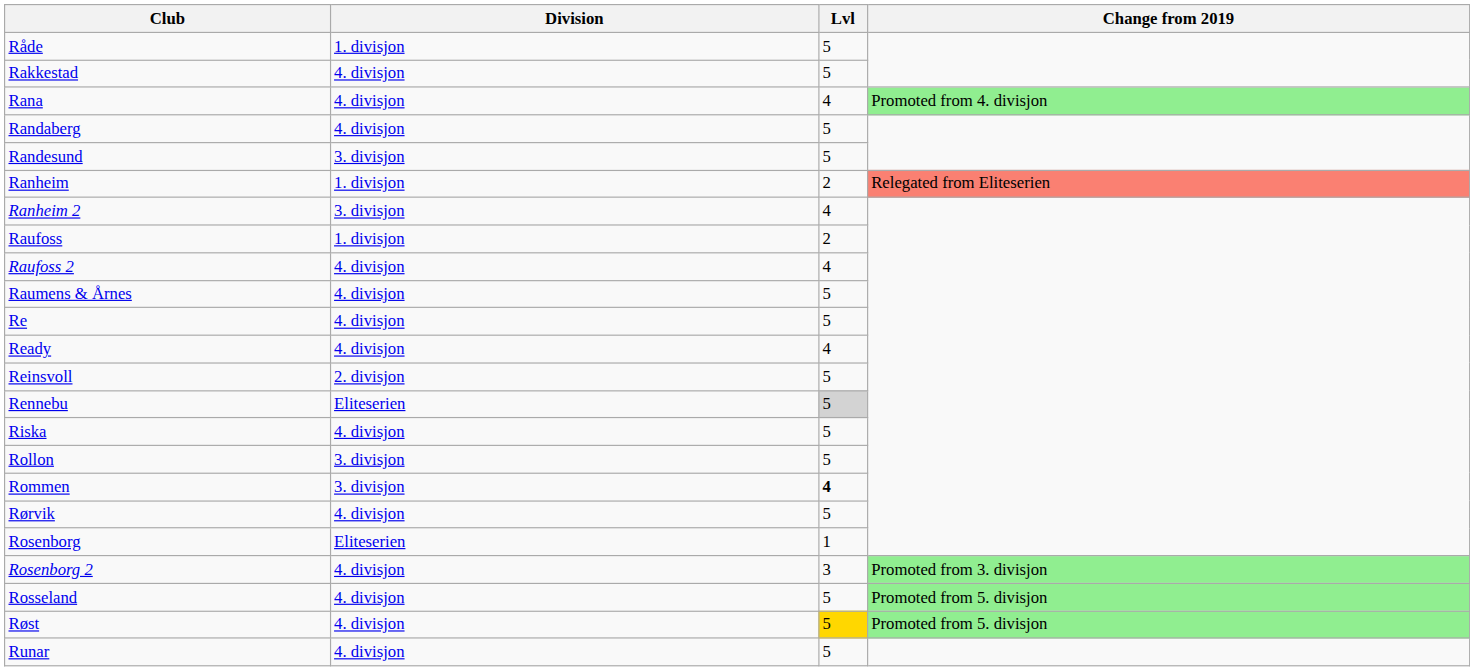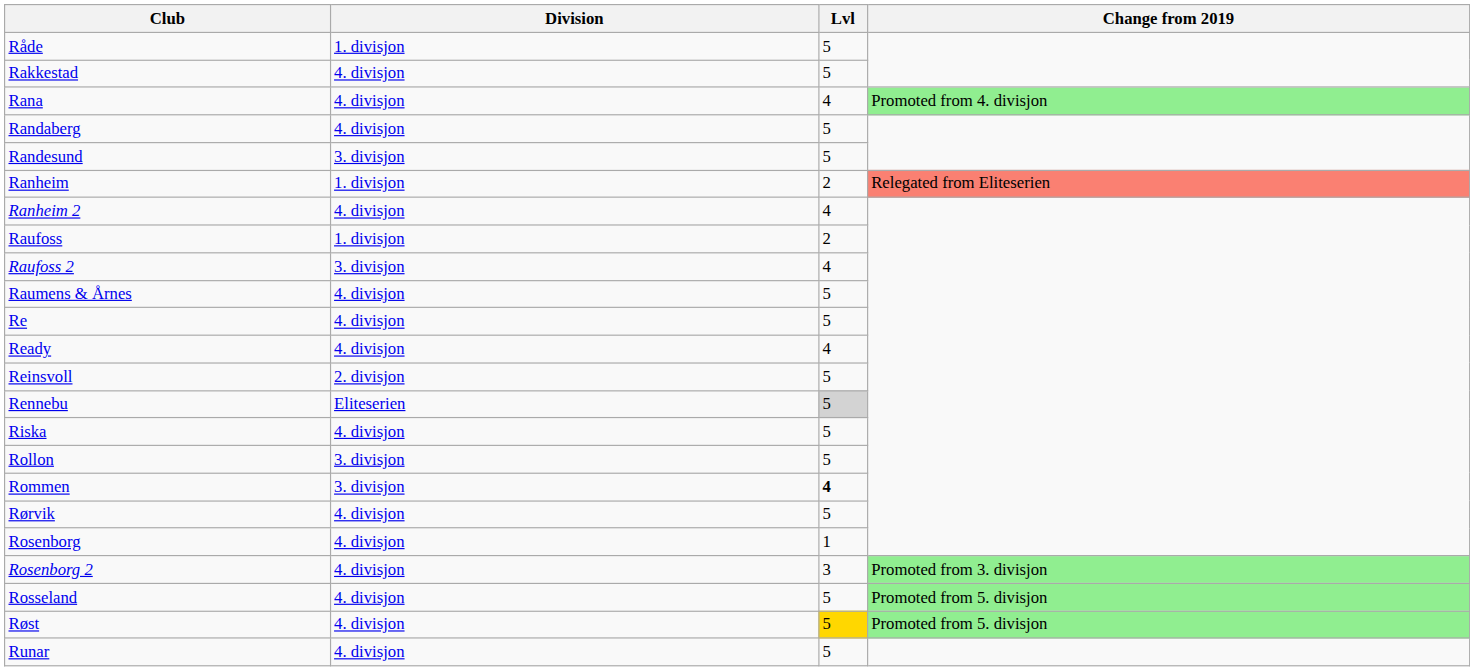(369, 211) 3. divisjon -> (369, 211) 4. divisjon
(369, 266) 4. divisjon -> (369, 266) 3. divisjon
(370, 542) Eliteserien -> (369, 542) 4. divisjon
